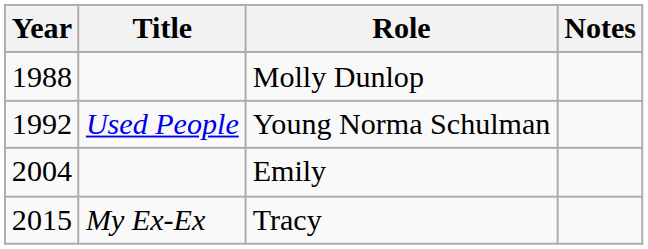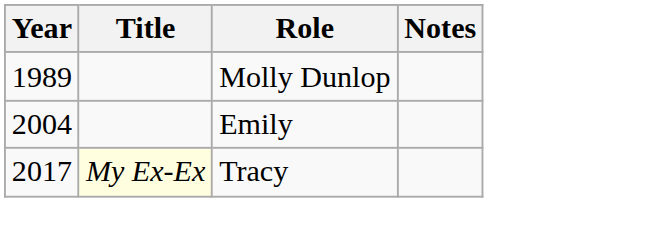(42, 76) 1988 -> (42, 76) 1989
- row: (402, 123)
(42, 219) 2015 -> (42, 171) 2017
(146, 219) no background -> (146, 171) lightyellow background
